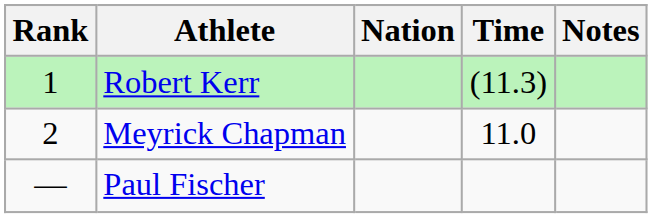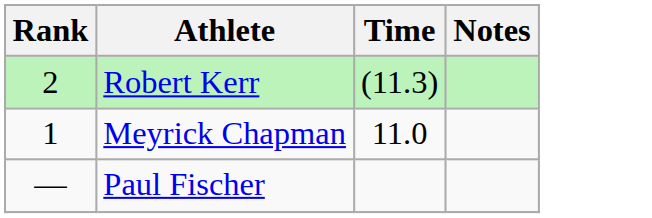- column: (408, 30)
(50, 81) 1 -> (50, 81) 2
(50, 133) 2 -> (50, 133) 1
